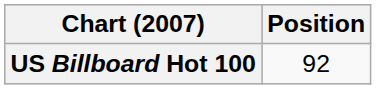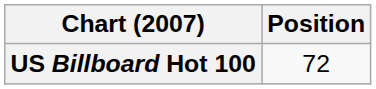(316, 63) 92 -> (316, 63) 72
